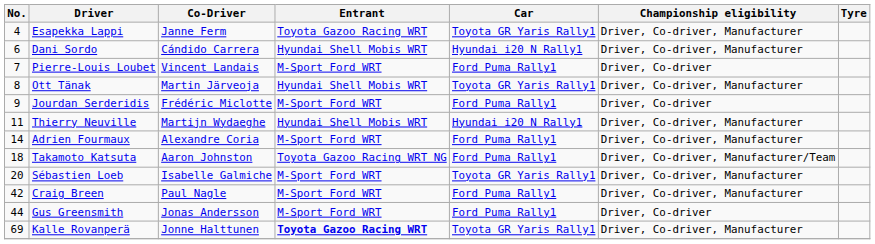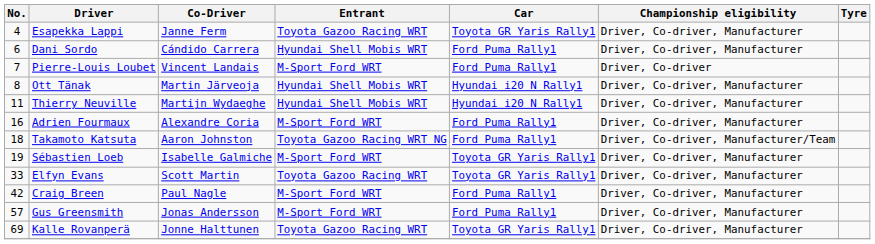(517, 50) Hyundai i20 N Rally1 -> (504, 50) Ford Puma Rally1
(524, 86) Toyota GR Yaris Rally1 -> (517, 86) Hyundai i20 N Rally1
- row: (91, 104)
(17, 140) 14 -> (17, 122) 16
(17, 176) 20 -> (17, 158) 19
+ row: (68, 176)
(17, 212) 44 -> (17, 212) 57
(656, 212) Driver, Co-driver -> (702, 212) Driver, Co-driver, Manufacturer
(352, 230) bold -> (352, 230) normal
